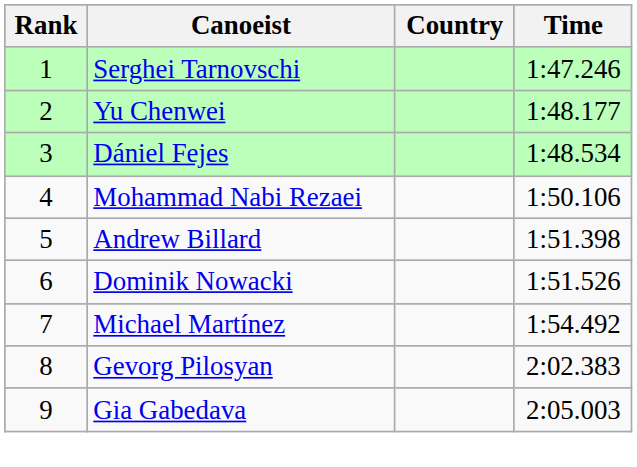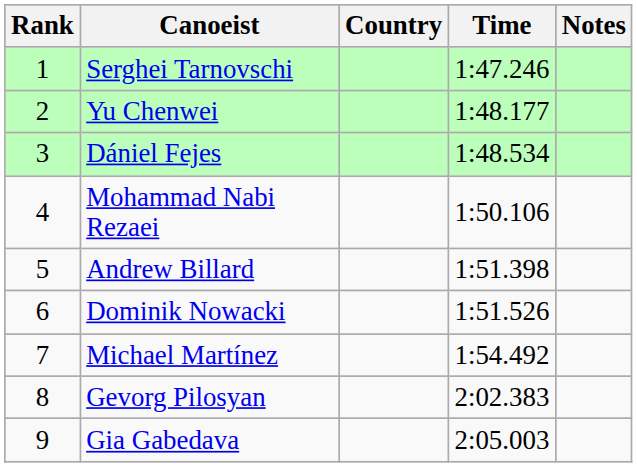+ column: (594, 25)
